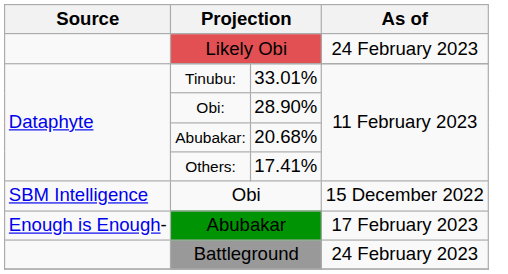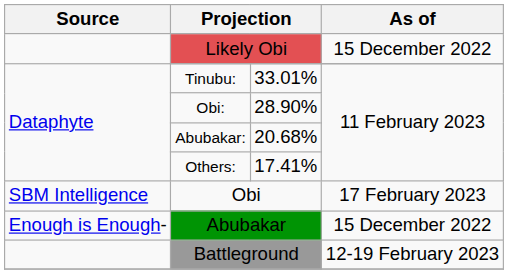(405, 48) 24 February 2023 -> (413, 48) 15 December 2022
(405, 195) 15 December 2022 -> (413, 195) 17 February 2023
(405, 225) 17 February 2023 -> (413, 225) 15 December 2022
(405, 254) 24 February 2023 -> (413, 254) 12-19 February 2023
